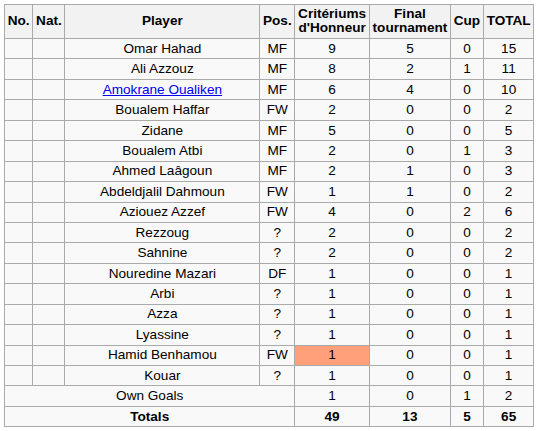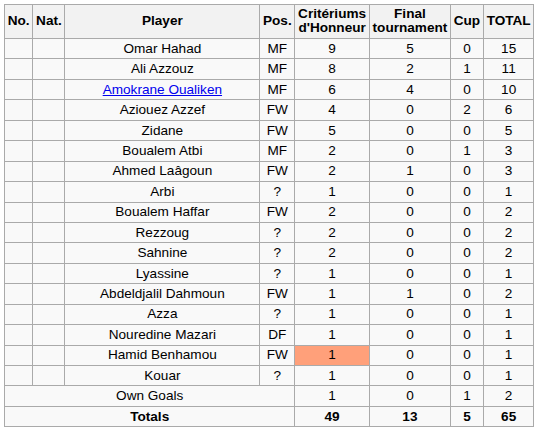rows swapped: (162, 212) <-> (162, 110)
(277, 130) MF -> (277, 130) FW
(277, 171) MF -> (277, 171) FW
rows swapped: (162, 191) <-> (162, 294)
rows swapped: (162, 273) <-> (162, 334)
